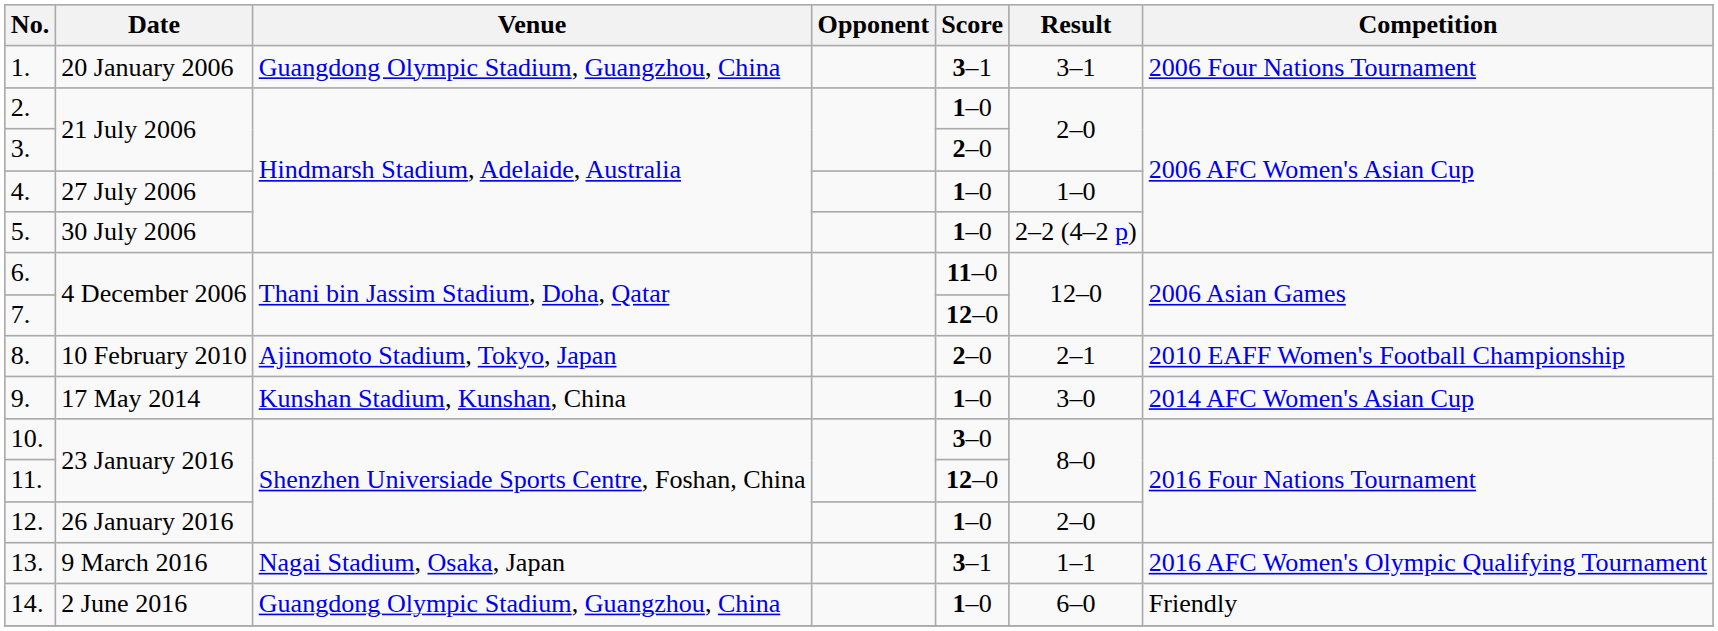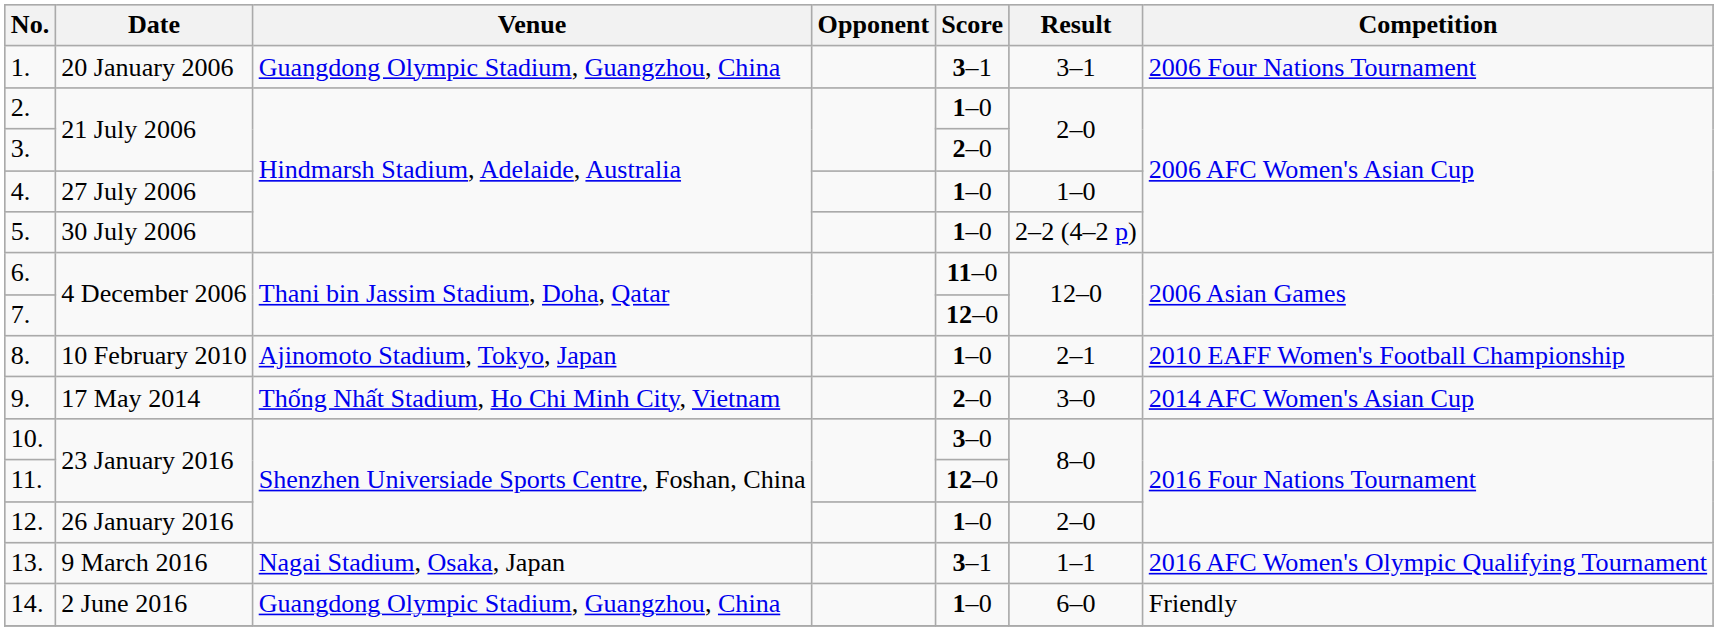(972, 356) 2–0 -> (972, 356) 1–0
(442, 397) Kunshan Stadium, Kunshan, China -> (519, 397) Thống Nhất Stadium, Ho Chi Minh City, Vietnam
(972, 397) 1–0 -> (972, 397) 2–0
